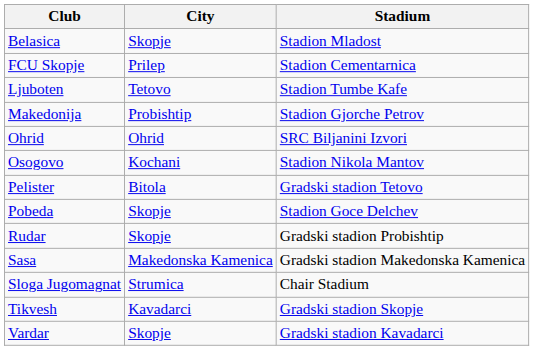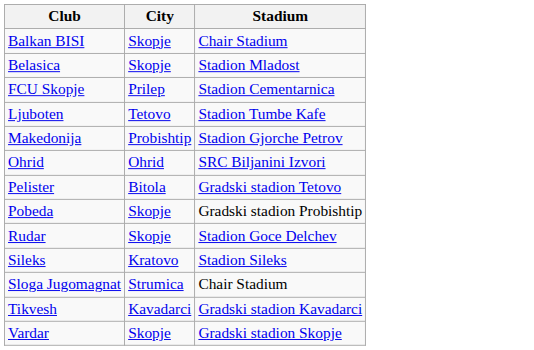+ row: (46, 41)
- row: (36, 162)
(349, 211) Stadion Goce Delchev -> (280, 211) Gradski stadion Probishtip
(362, 235) Gradski stadion Probishtip -> (267, 235) Stadion Goce Delchev
- row: (22, 260)
+ row: (27, 260)
(351, 308) Gradski stadion Skopje -> (280, 308) Gradski stadion Kavadarci
(362, 333) Gradski stadion Kavadarci -> (270, 333) Gradski stadion Skopje
